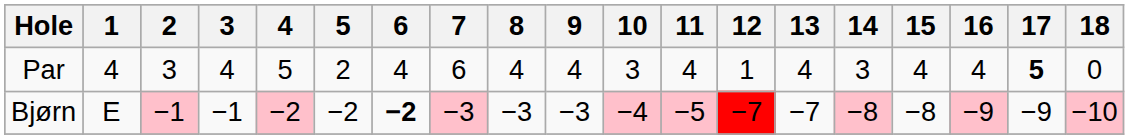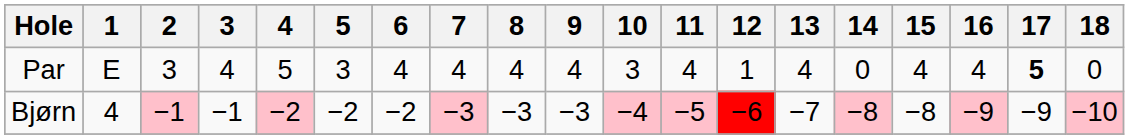(111, 69) 4 -> (111, 69) E
(343, 69) 2 -> (343, 69) 3
(459, 69) 6 -> (459, 69) 4
(863, 69) 3 -> (863, 69) 0
(111, 112) E -> (111, 112) 4
(401, 112) bold -> (401, 112) normal
(747, 112) −7 -> (747, 112) −6
